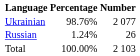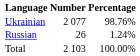columns swapped: (118, 7) <-> (74, 7)
